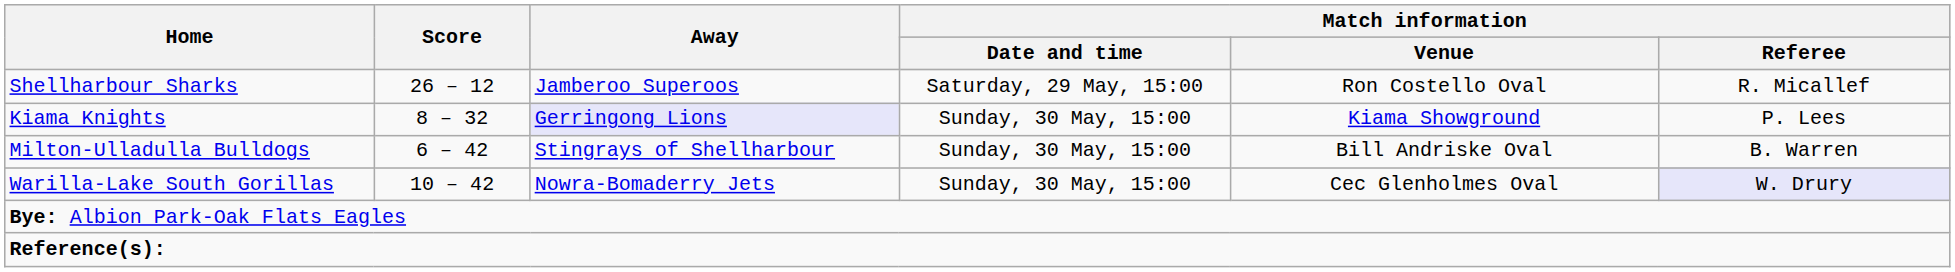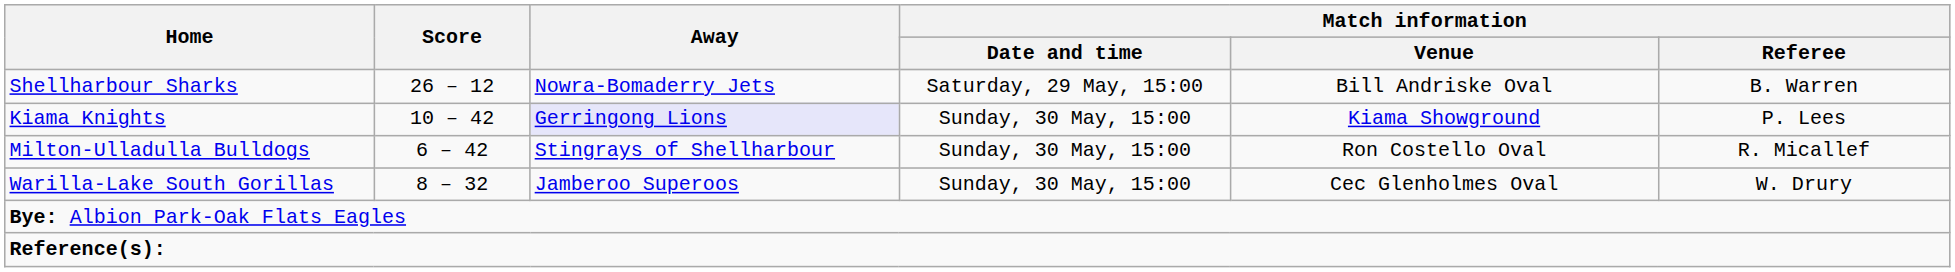(637, 86) Jamberoo Superoos -> (655, 86) Nowra-Bomaderry Jets
(1444, 86) Ron Costello Oval -> (1444, 86) Bill Andriske Oval
(1804, 86) R. Micallef -> (1804, 86) B. Warren
(452, 119) 8 – 32 -> (452, 119) 10 – 42
(1444, 152) Bill Andriske Oval -> (1444, 152) Ron Costello Oval
(1804, 152) B. Warren -> (1804, 152) R. Micallef
(452, 184) 10 – 42 -> (452, 184) 8 – 32
(655, 184) Nowra-Bomaderry Jets -> (637, 184) Jamberoo Superoos
(1804, 184) lavender background -> (1804, 184) no background
